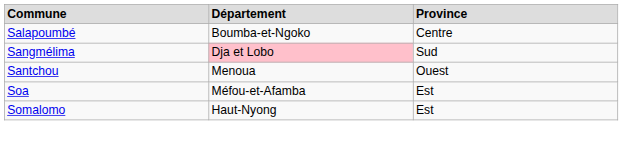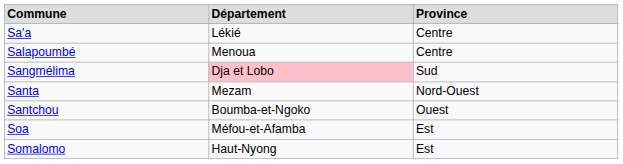+ row: (19, 33)
(261, 33) Boumba-et-Ngoko -> (234, 52) Menoua
+ row: (23, 91)
(234, 71) Menoua -> (261, 110) Boumba-et-Ngoko
